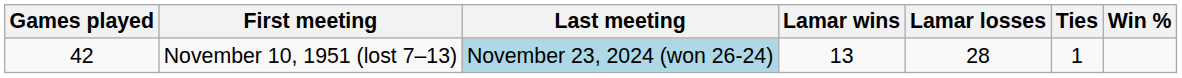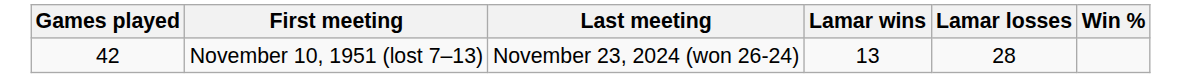- column: (1077, 21)
(620, 55) lightblue background -> (646, 55) no background
